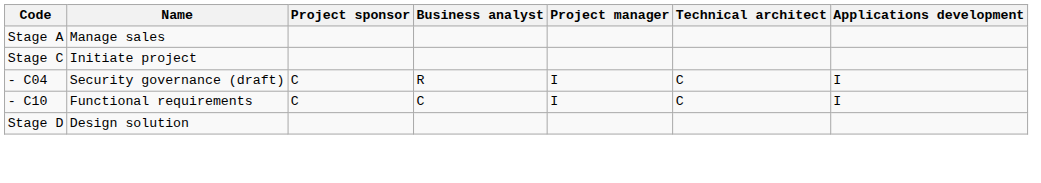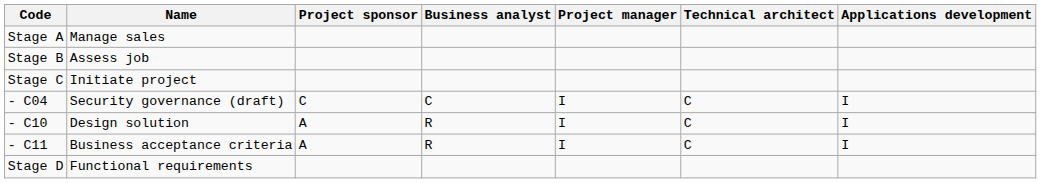+ row: (36, 59)
(421, 80) R -> (428, 102) C
(161, 102) Functional requirements -> (129, 123) Design solution
(295, 102) C -> (303, 123) A
(421, 102) C -> (428, 123) R
+ row: (28, 145)
(129, 123) Design solution -> (161, 167) Functional requirements
